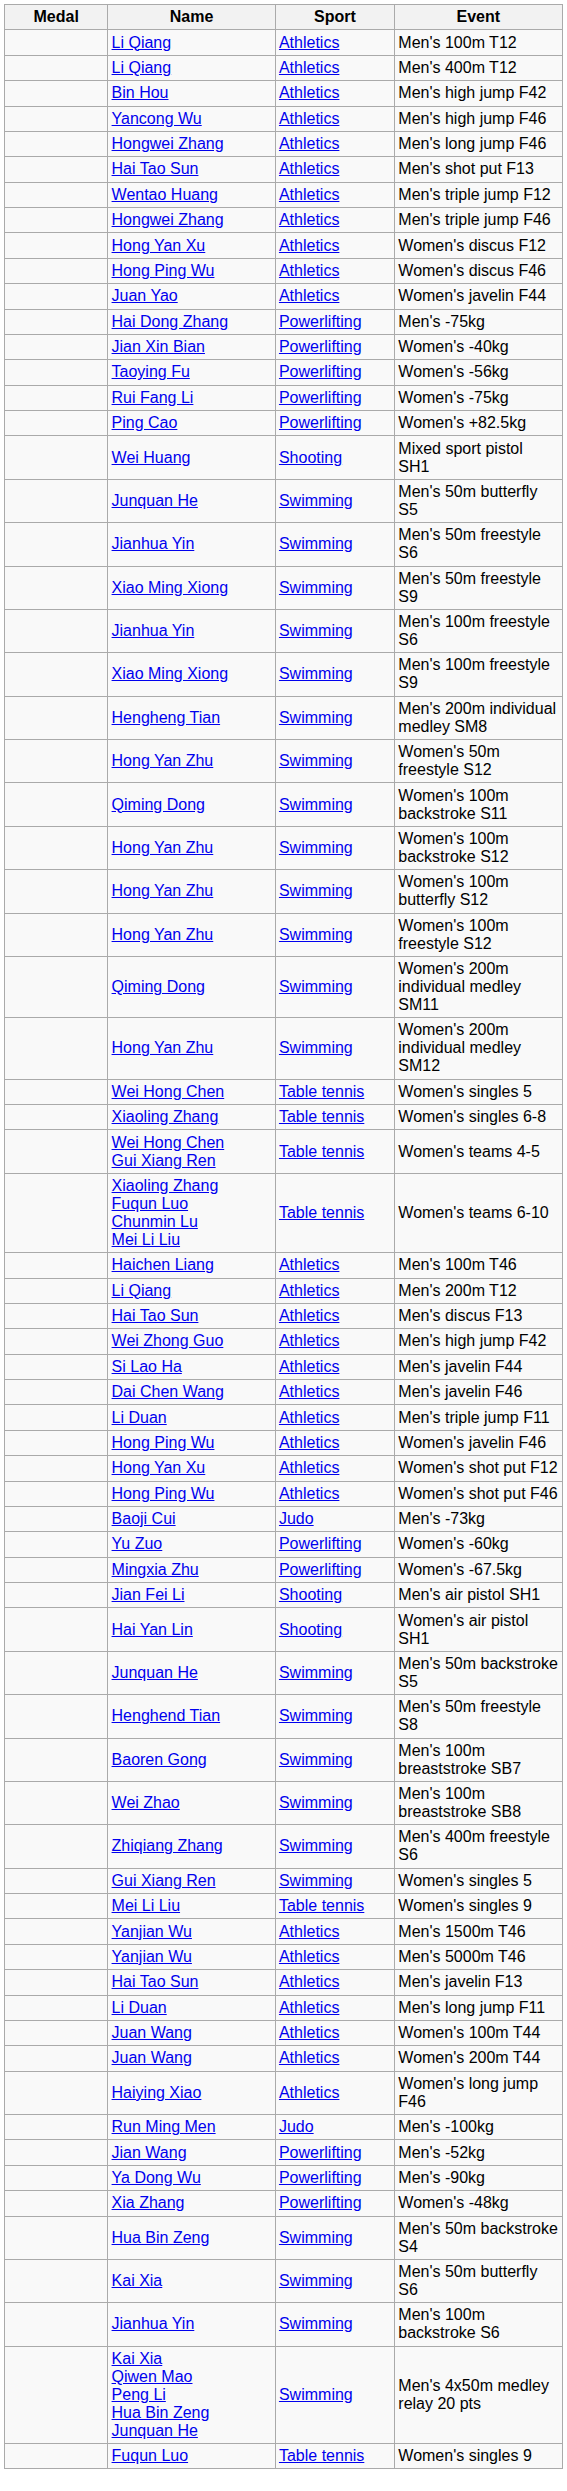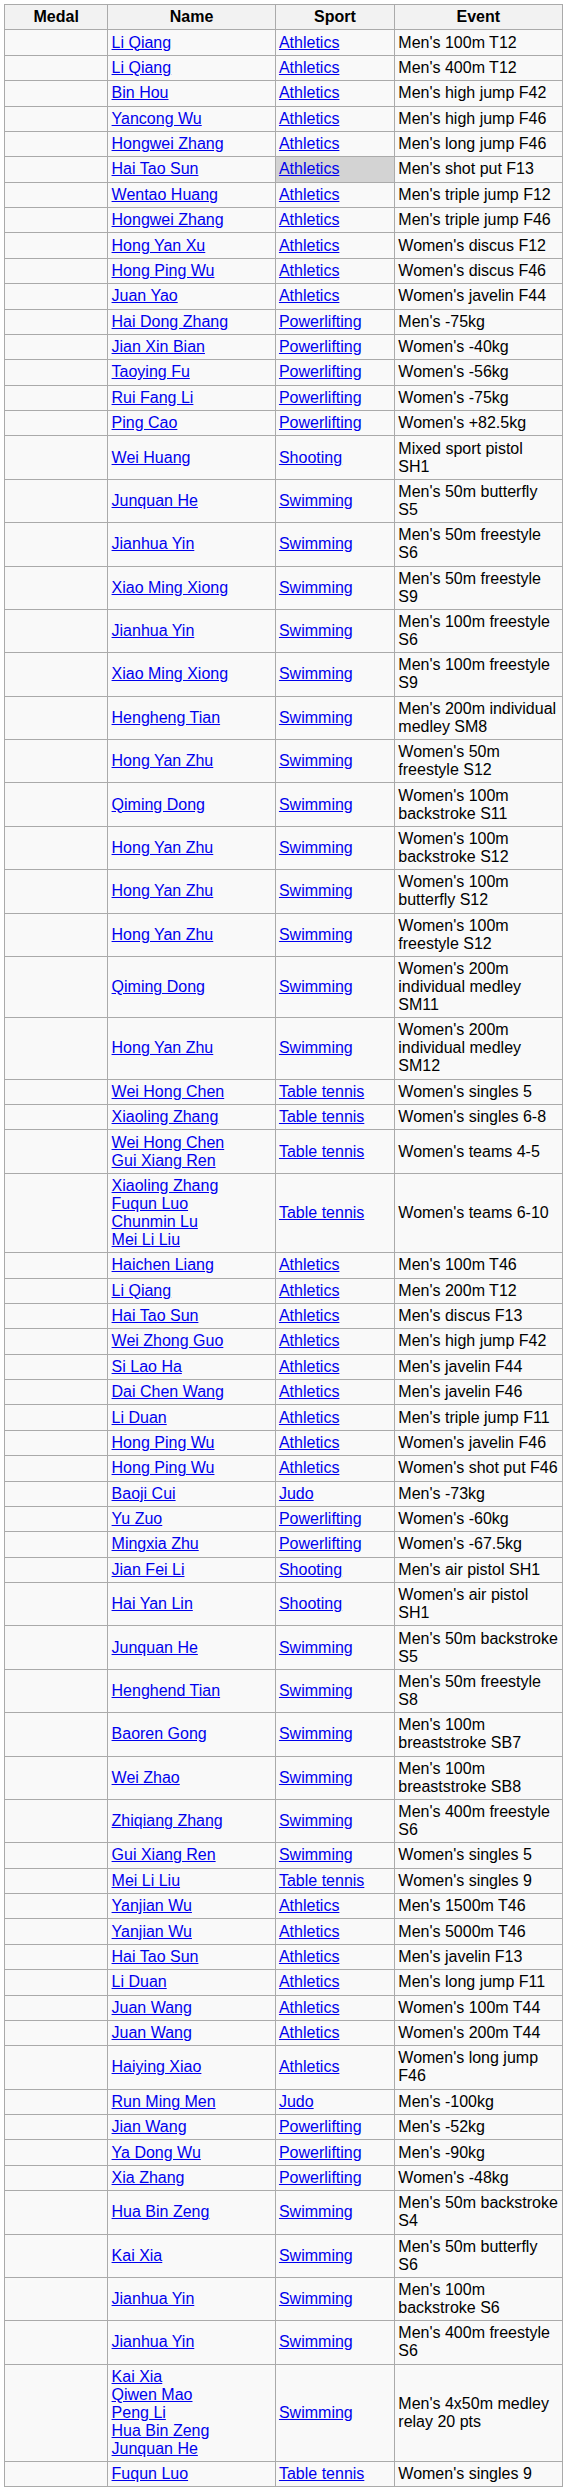(309, 169) no background -> (309, 169) lightgrey background
- row: (158, 1468)
+ row: (153, 2342)
